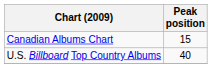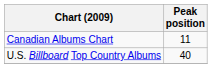(185, 39) 15 -> (185, 39) 11
